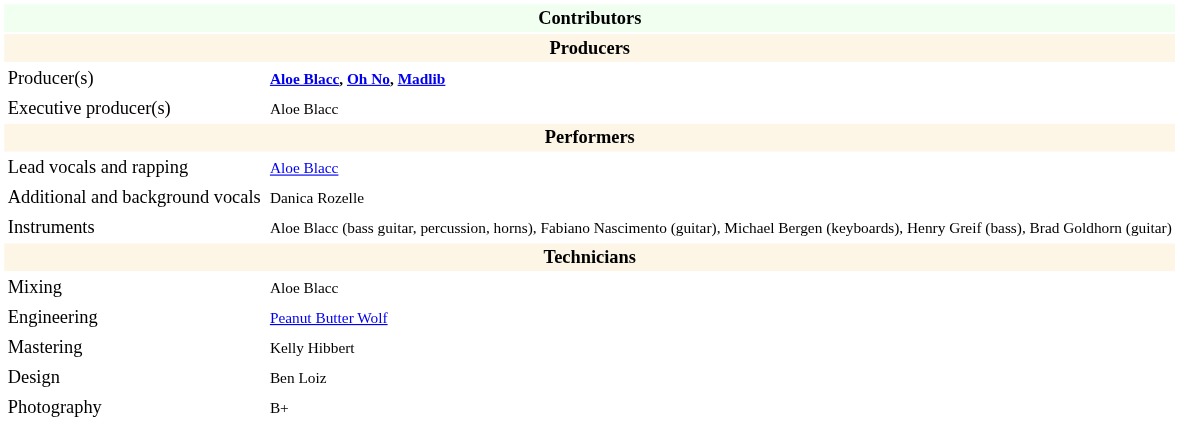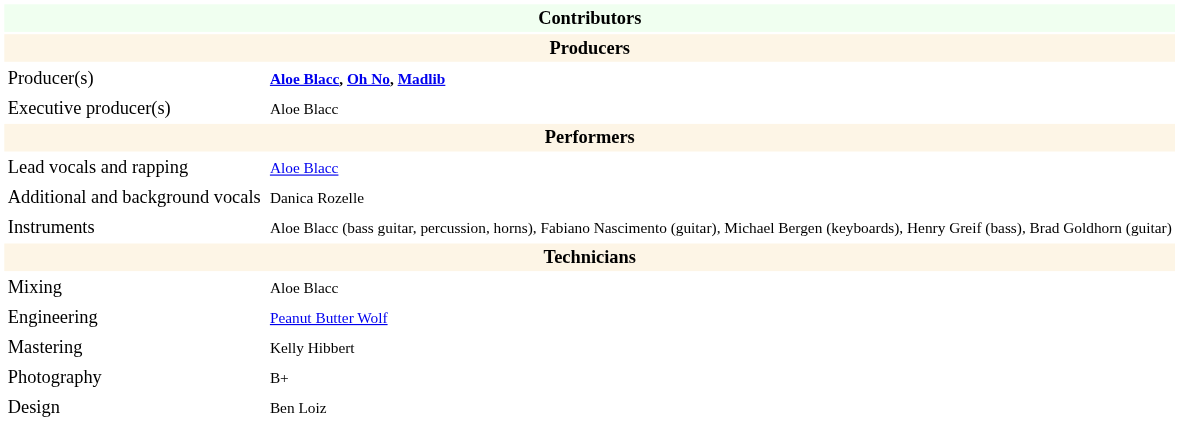rows swapped: (55, 406) <-> (34, 376)
